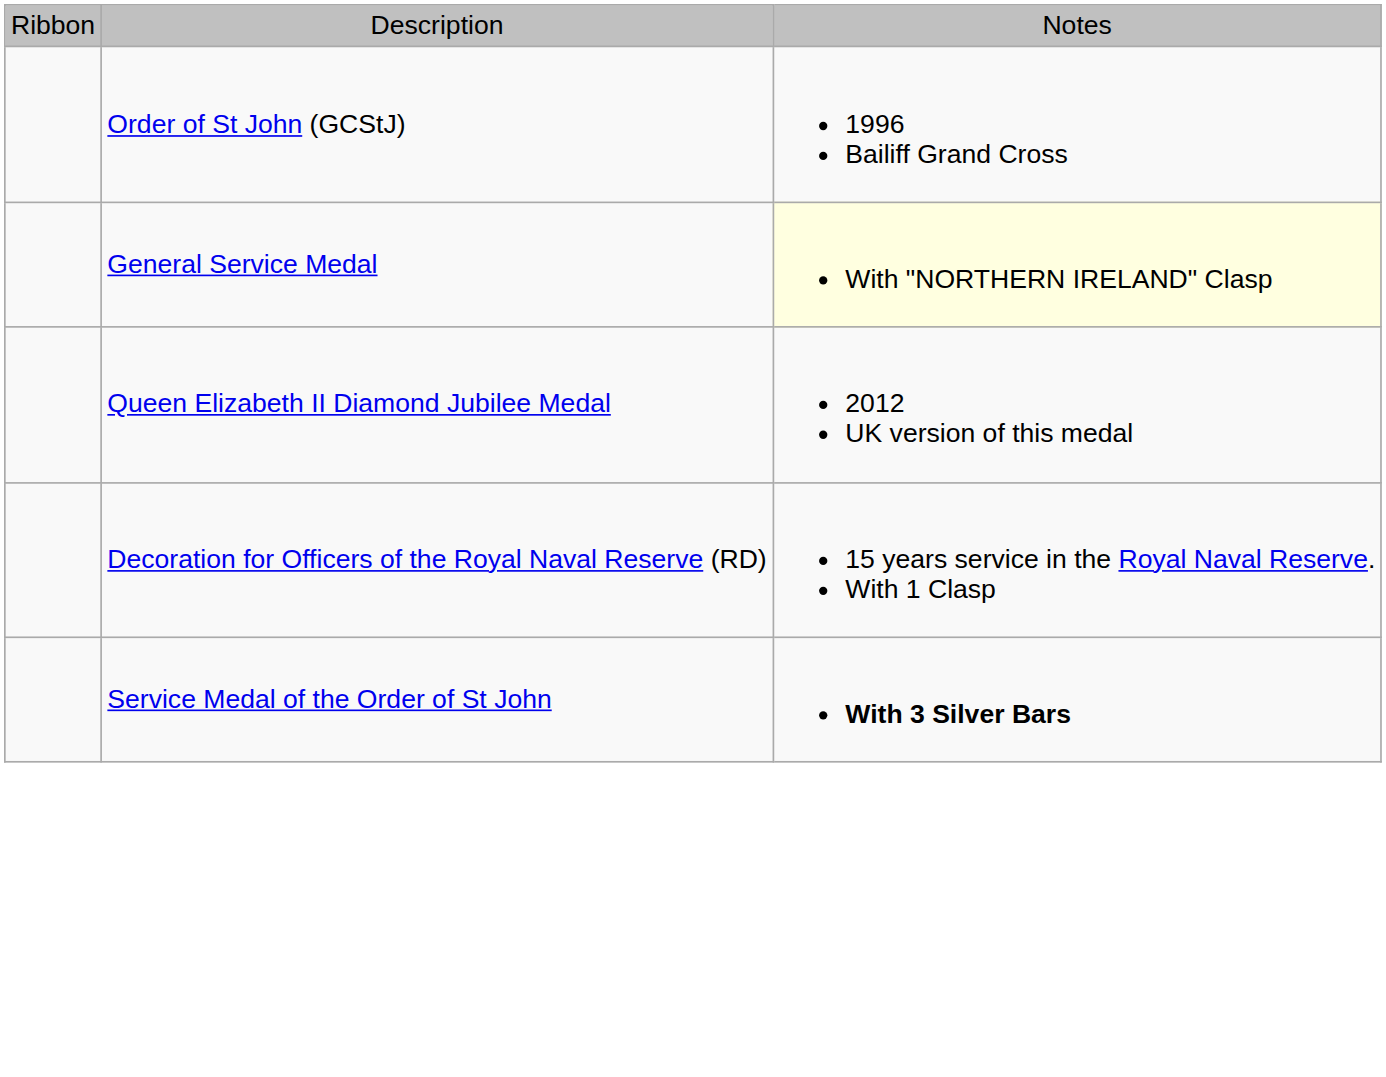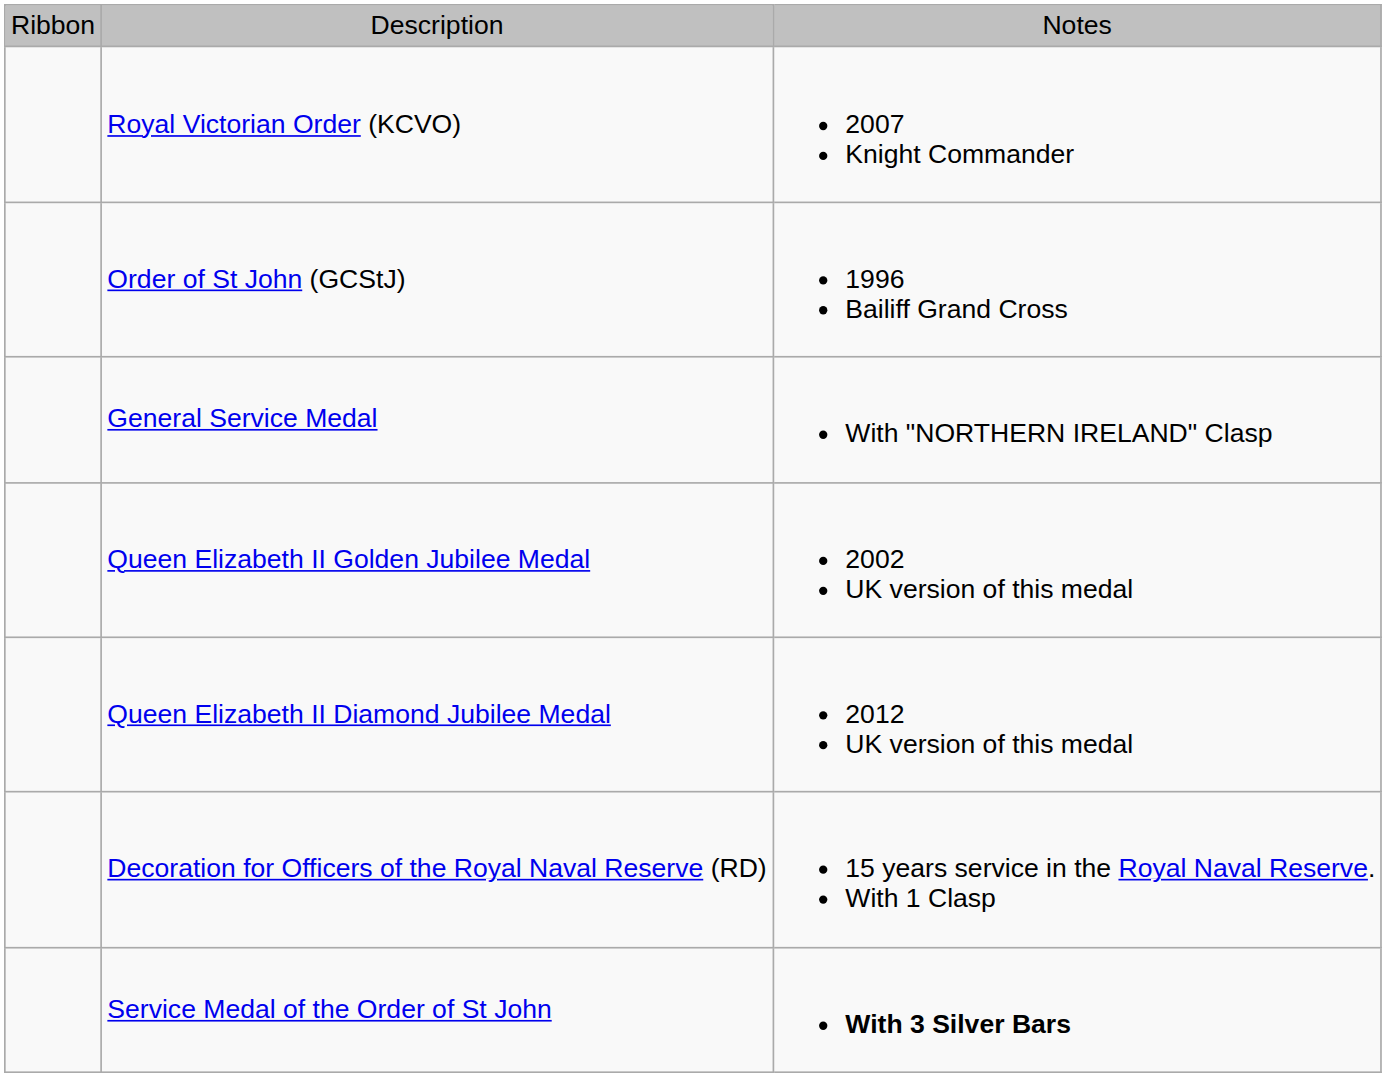+ row: (284, 124)
(1077, 279) lightyellow background -> (1077, 434) no background
+ row: (349, 559)
